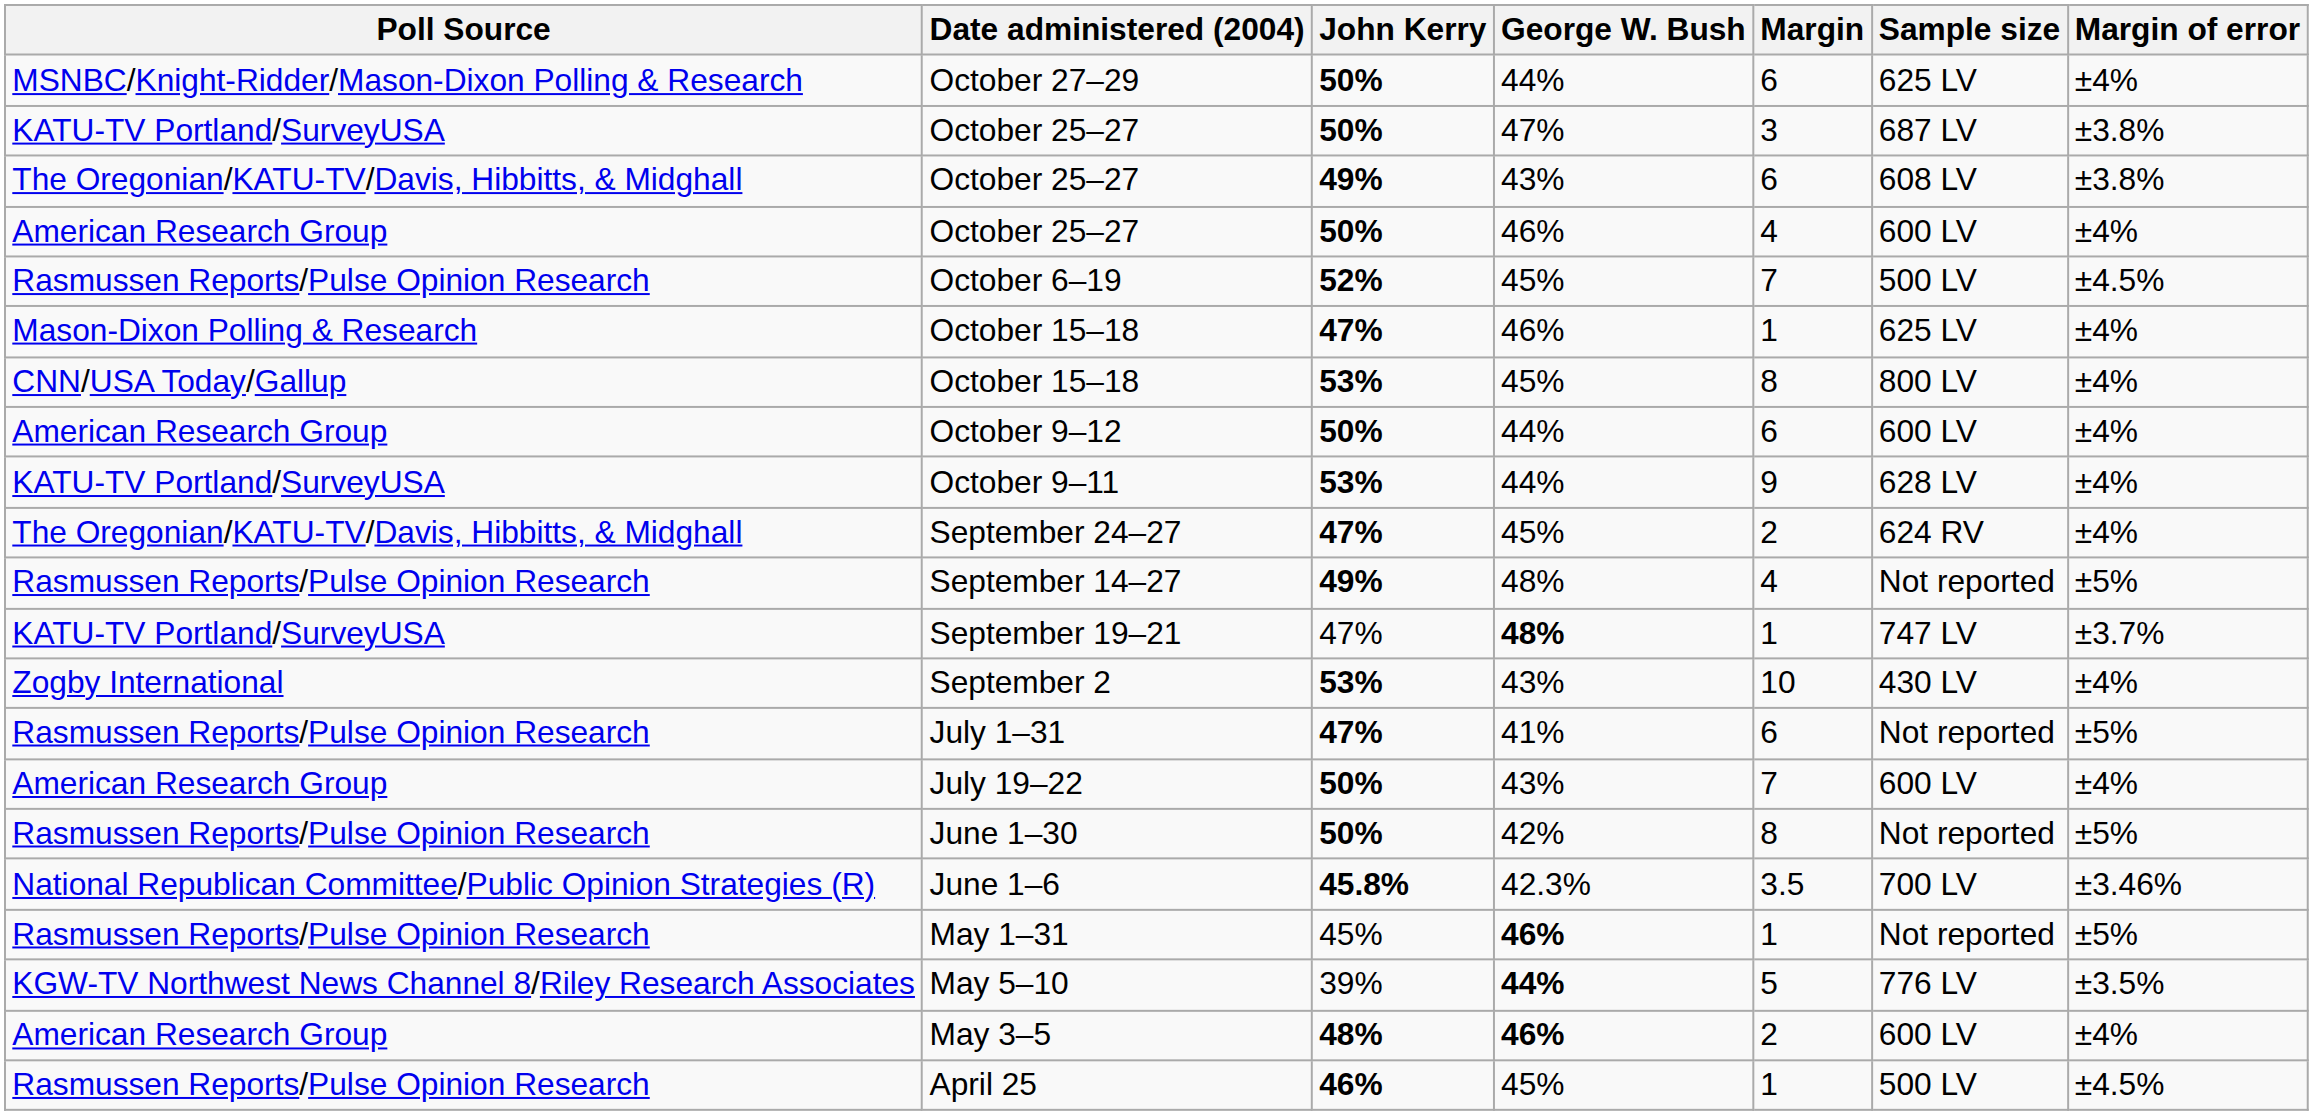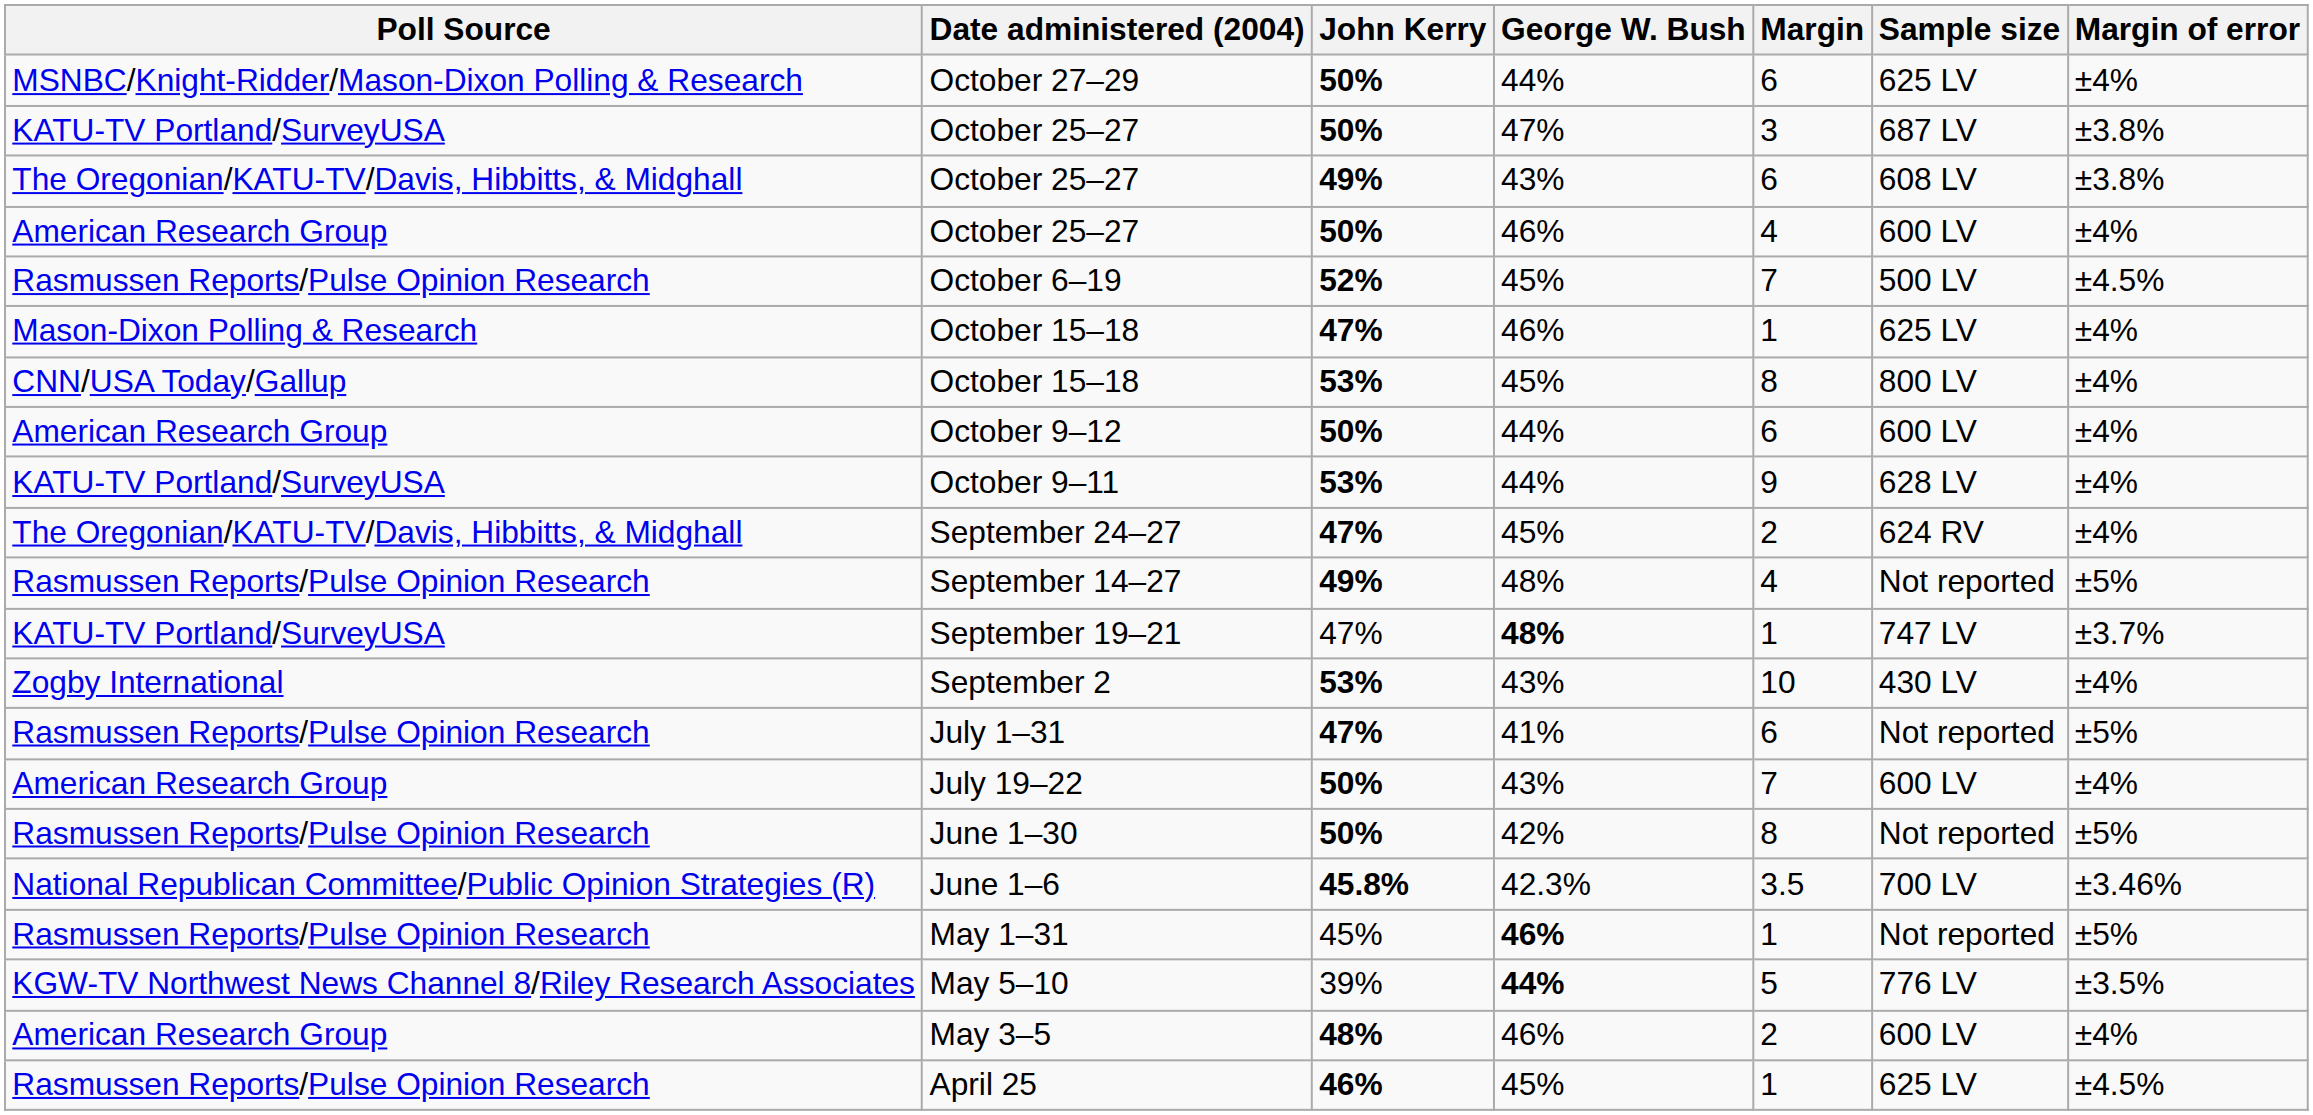(1533, 1034) bold -> (1533, 1034) normal
(1928, 1084) 500 LV -> (1928, 1084) 625 LV
